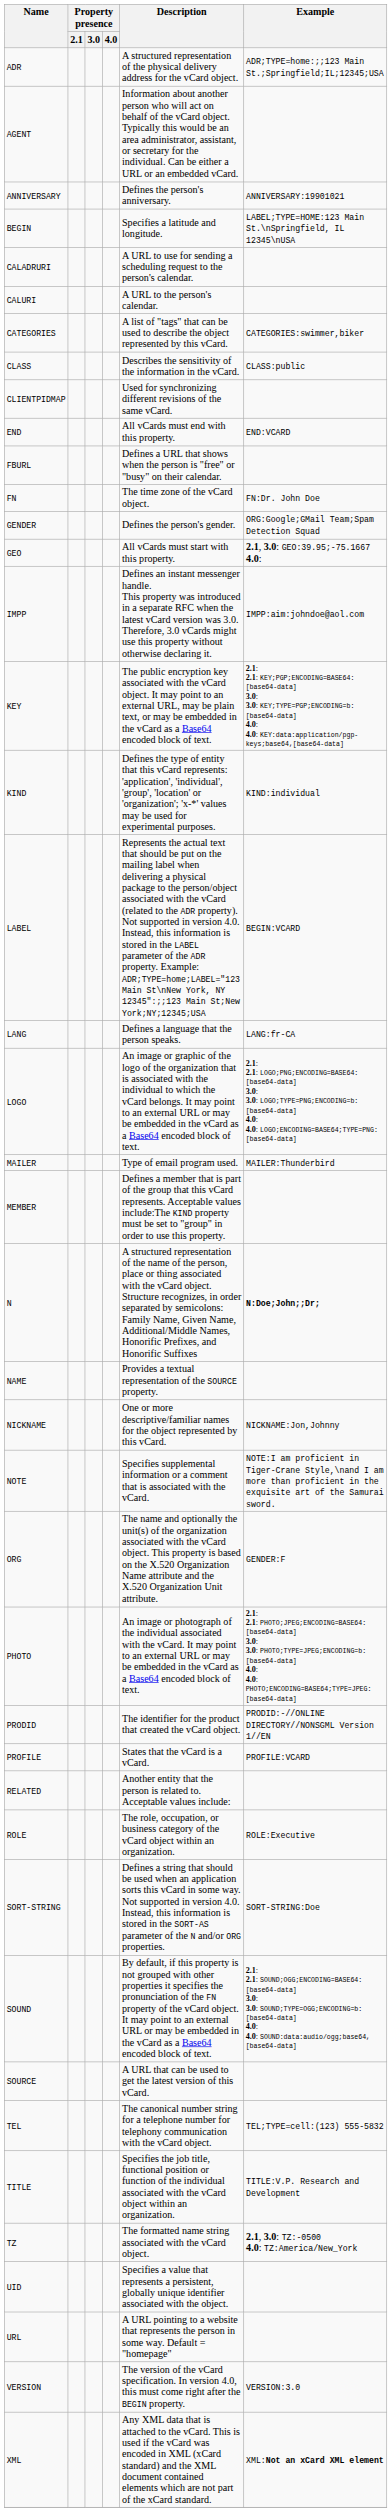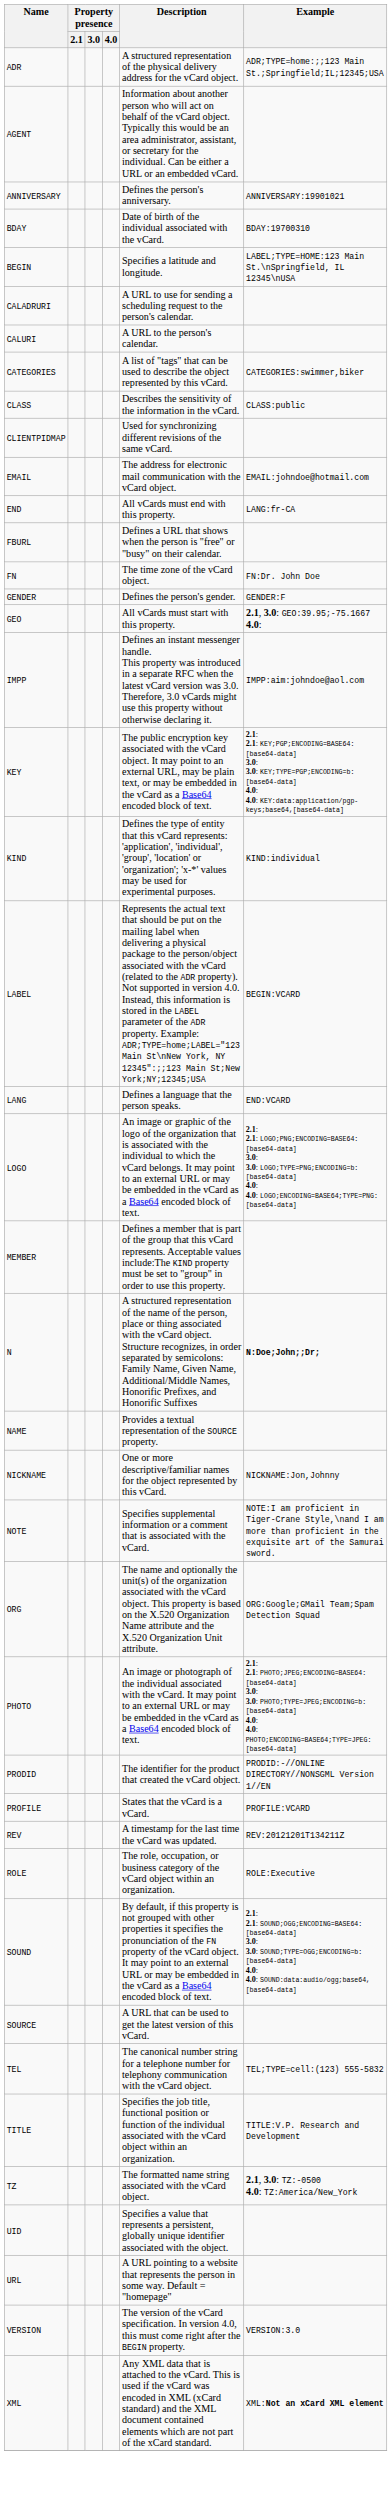+ row: (16, 229)
+ row: (19, 477)
(268, 433) END:VCARD -> (271, 510) LANG:fr-CA
(310, 526) ORG:Google;GMail Team;Spam Detection Squad -> (266, 598) GENDER:F
(271, 1035) LANG:fr-CA -> (268, 1101) END:VCARD
- row: (21, 1164)
(266, 1560) GENDER:F -> (310, 1610) ORG:Google;GMail Team;Spam Detection Squad
- row: (24, 1791)
+ row: (14, 1836)
- row: (34, 1908)
